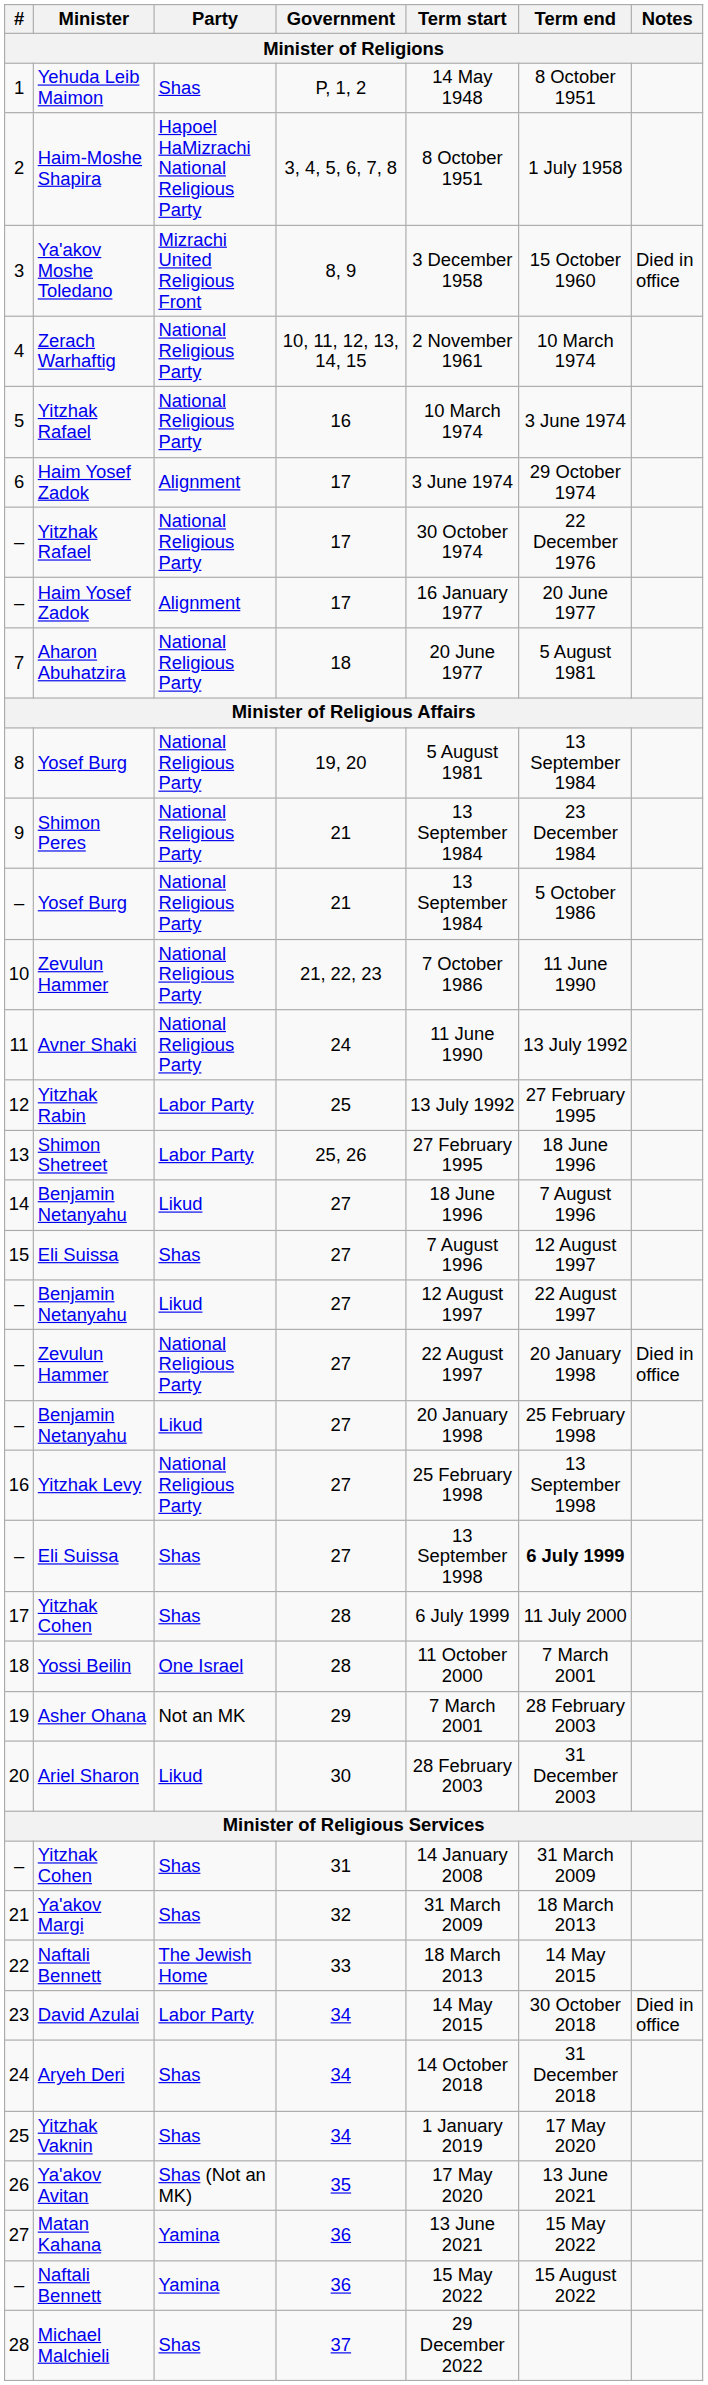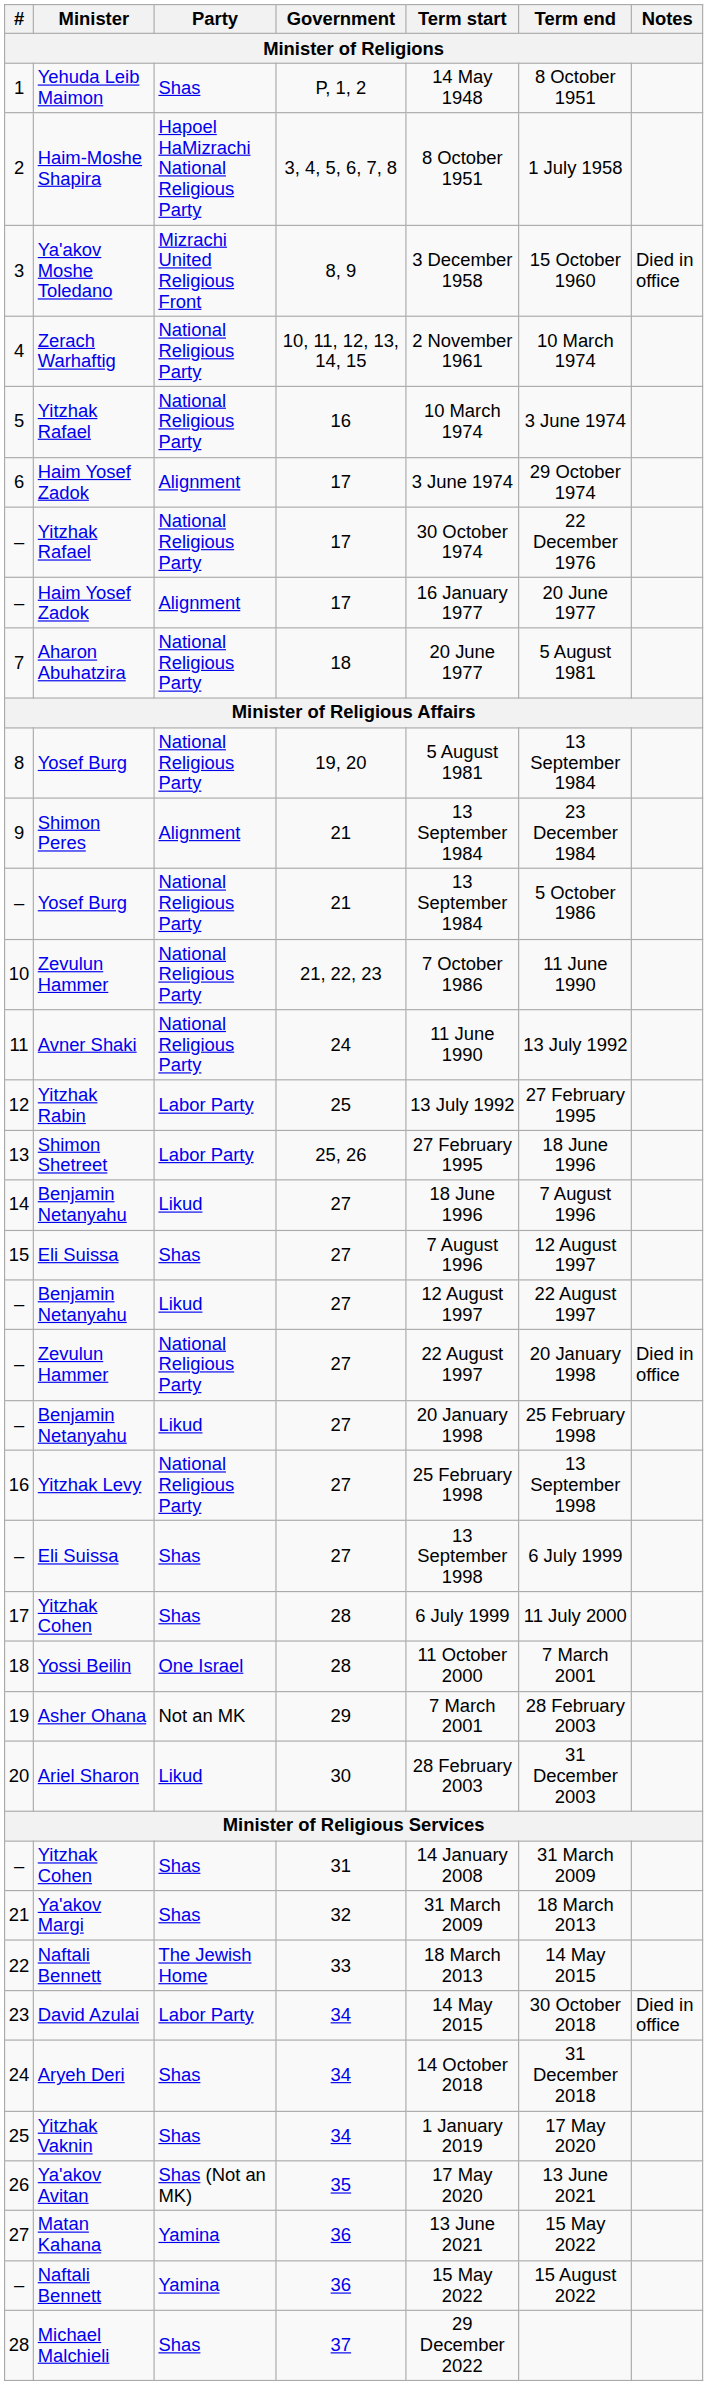(196, 833) National Religious Party -> (199, 833) Alignment
(575, 1555) bold -> (575, 1555) normal
